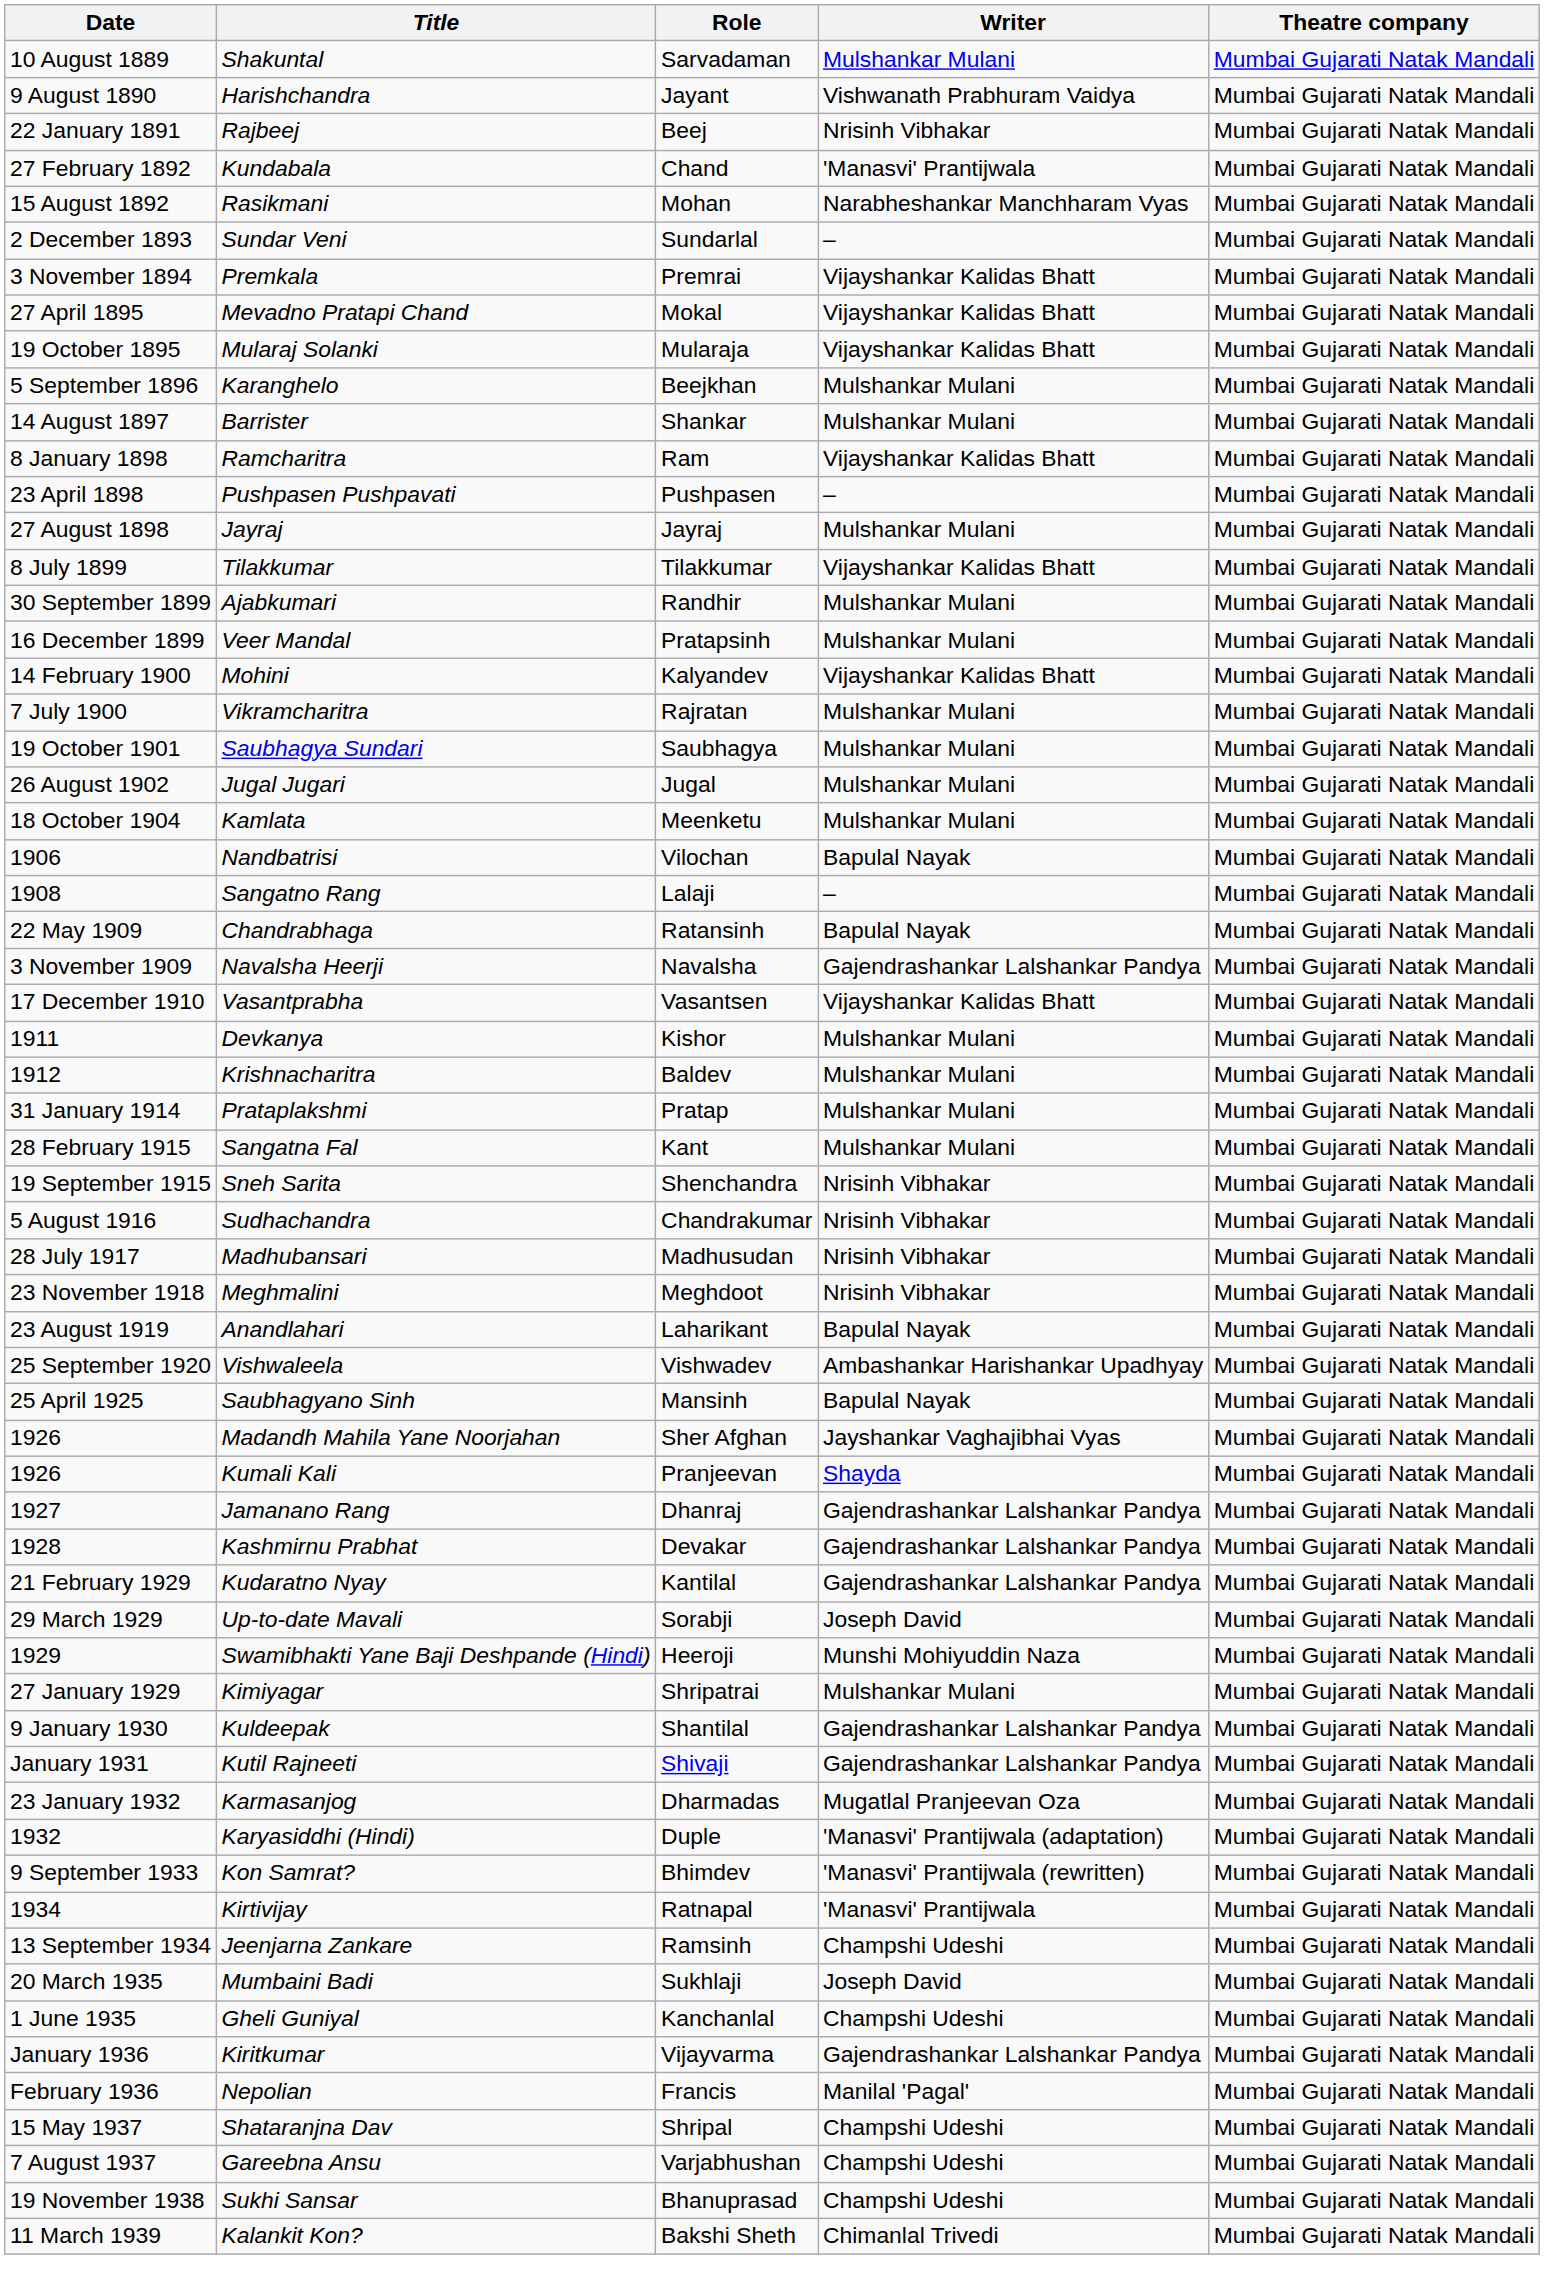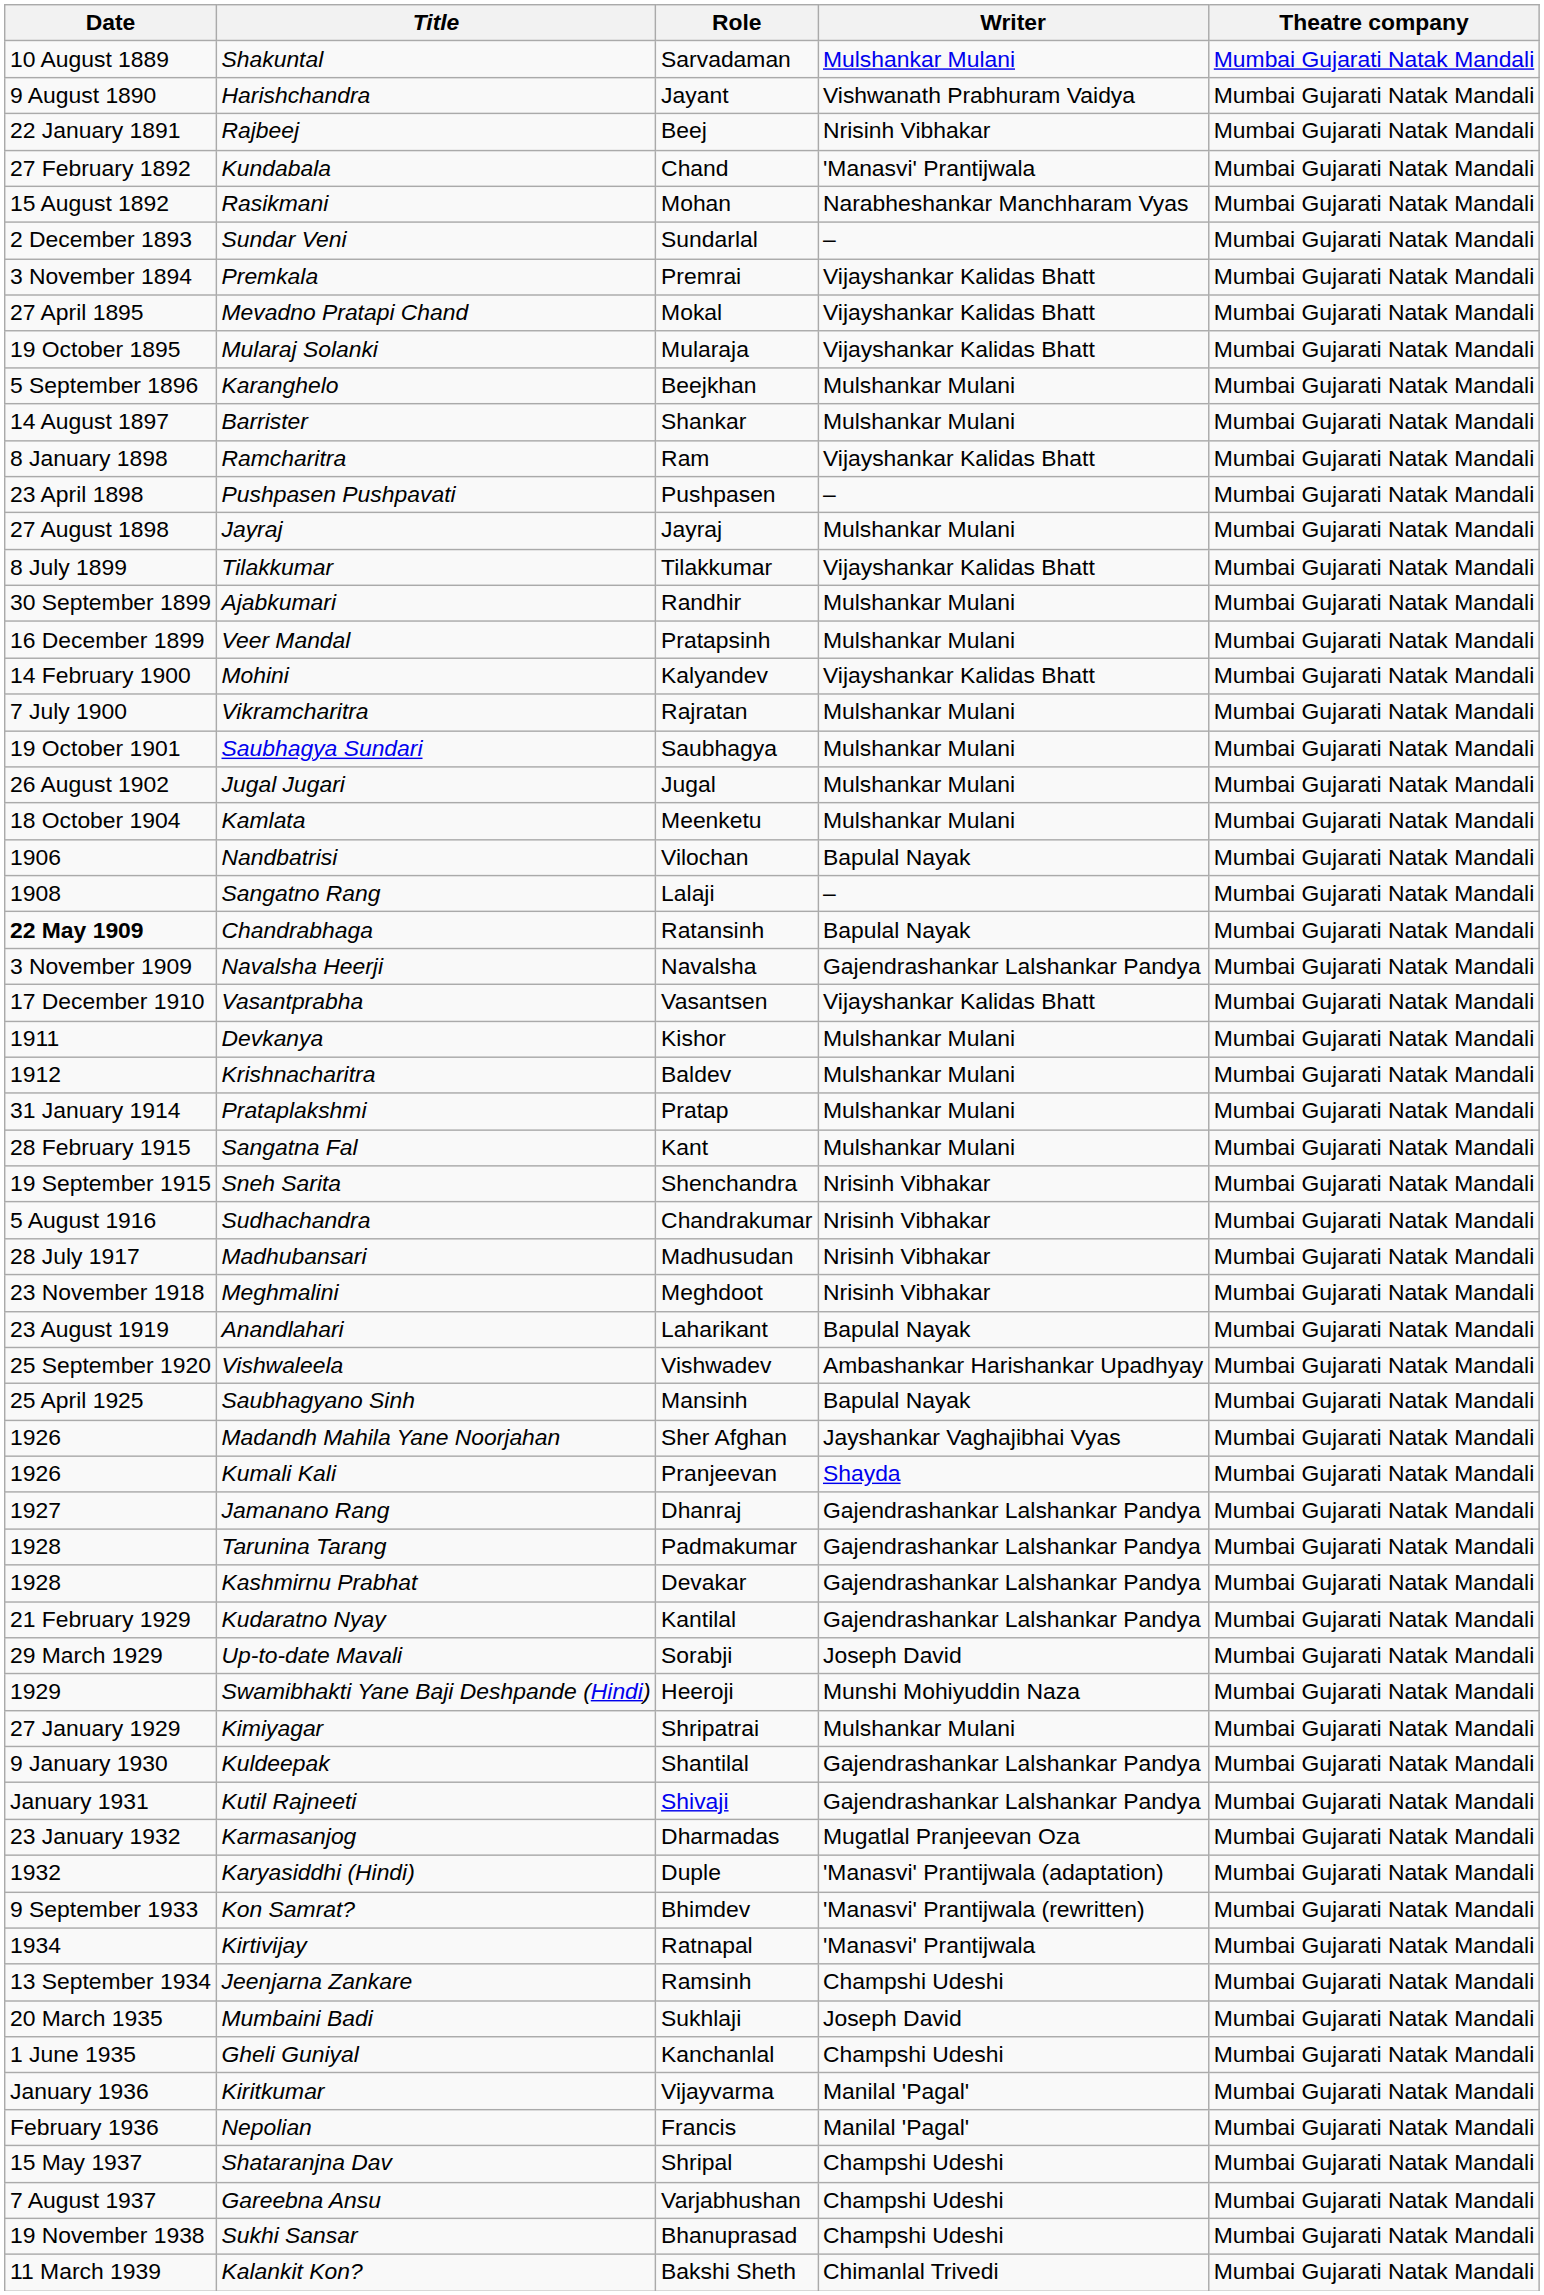(76, 929) normal -> (77, 929) bold
+ row: (304, 1546)
(1012, 2054) Gajendrashankar Lalshankar Pandya -> (896, 2090) Manilal 'Pagal'
